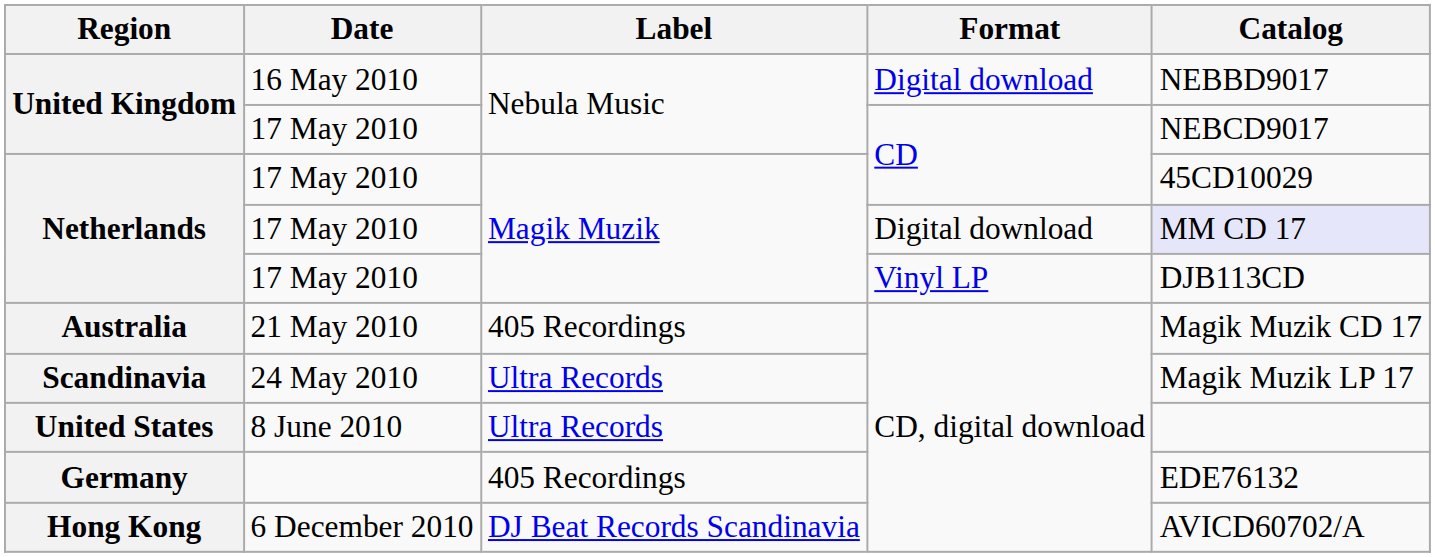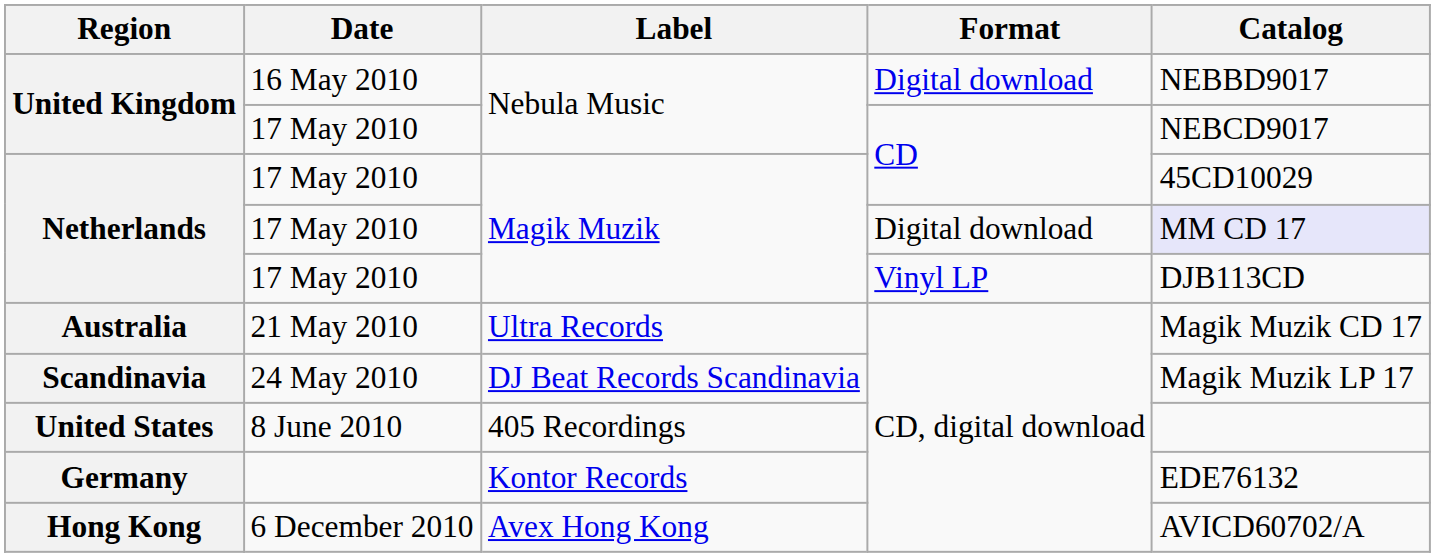(587, 327) 405 Recordings -> (575, 327) Ultra Records
(575, 377) Ultra Records -> (674, 377) DJ Beat Records Scandinavia
(575, 427) Ultra Records -> (587, 427) 405 Recordings
(587, 476) 405 Recordings -> (588, 476) Kontor Records
(674, 526) DJ Beat Records Scandinavia -> (598, 526) Avex Hong Kong
